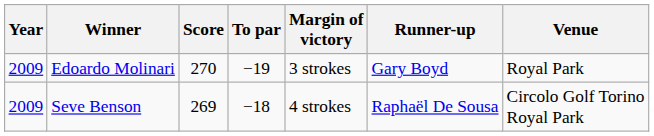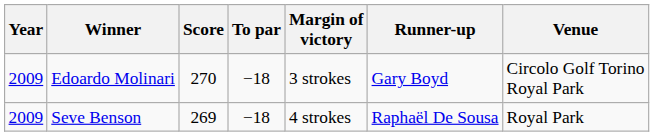(256, 68) −19 -> (256, 78) −18
(545, 68) Royal Park -> (576, 78) Circolo Golf Torino Royal Park
(576, 106) Circolo Golf Torino Royal Park -> (545, 117) Royal Park
